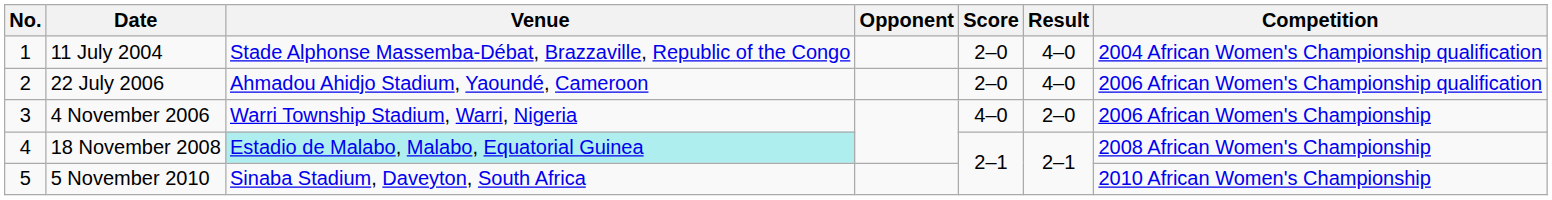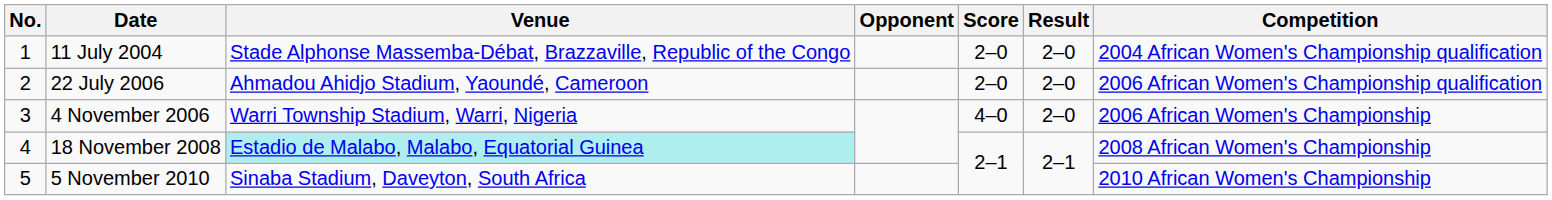(1059, 52) 4–0 -> (1059, 52) 2–0
(1059, 83) 4–0 -> (1059, 83) 2–0
